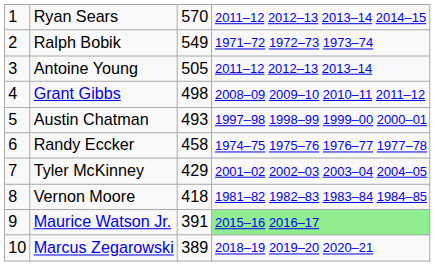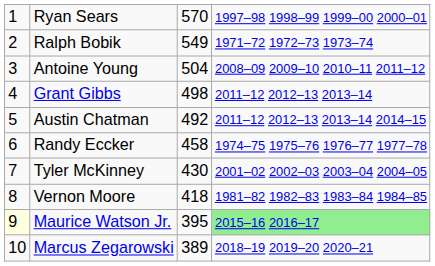(321, 17) 2011–12 2012–13 2013–14 2014–15 -> (321, 17) 1997–98 1998–99 1999–00 2000–01
(195, 68) 505 -> (195, 68) 504
(294, 69) 2011–12 2012–13 2013–14 -> (320, 69) 2008–09 2009–10 2010–11 2011–12
(320, 94) 2008–09 2009–10 2010–11 2011–12 -> (294, 94) 2011–12 2012–13 2013–14
(195, 119) 493 -> (195, 119) 492
(321, 120) 1997–98 1998–99 1999–00 2000–01 -> (321, 120) 2011–12 2012–13 2013–14 2014–15
(195, 171) 429 -> (195, 171) 430
(13, 222) no background -> (13, 222) lightyellow background
(195, 222) 391 -> (195, 222) 395
